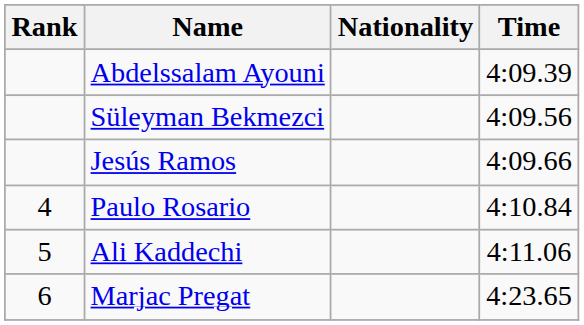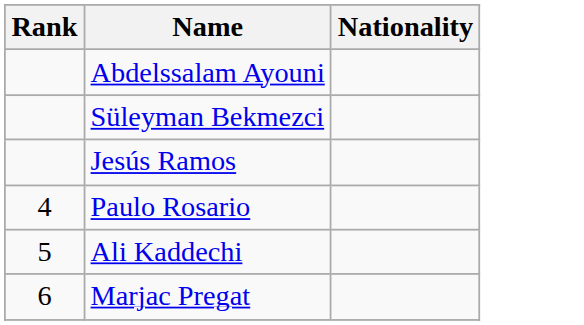- column: (529, 26)
